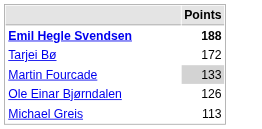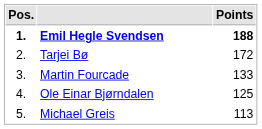+ column: (21, 15)
(211, 75) lightgrey background -> (243, 75) no background
(211, 94) 126 -> (243, 94) 125
